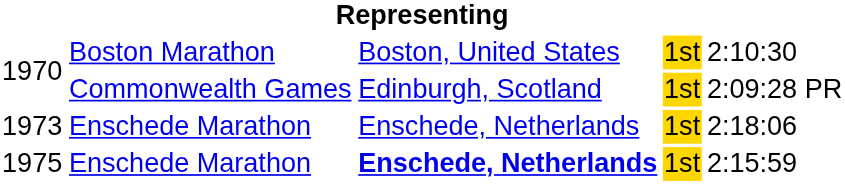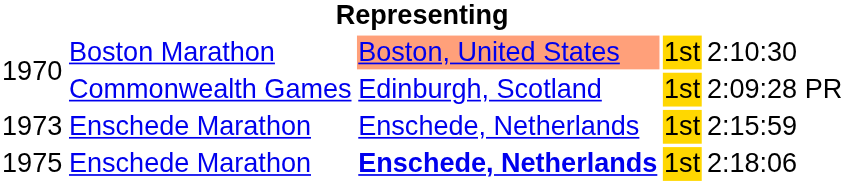(489, 52) no background -> (489, 52) lightsalmon background
(752, 126) 2:18:06 -> (752, 126) 2:15:59
(752, 163) 2:15:59 -> (752, 163) 2:18:06
